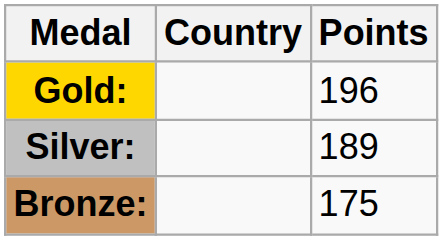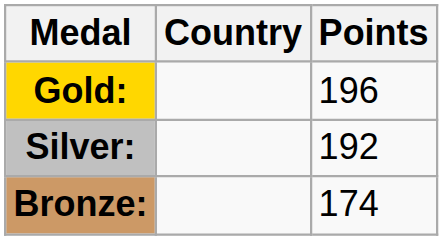(349, 147) 189 -> (349, 147) 192
(349, 204) 175 -> (349, 204) 174
